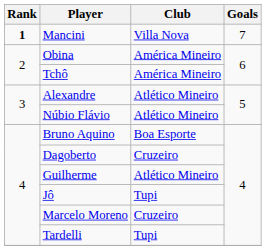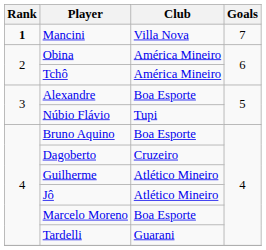(176, 94) Atlético Mineiro -> (165, 94) Boa Esporte
(176, 114) Atlético Mineiro -> (145, 114) Tupi
(145, 194) Tupi -> (176, 194) Atlético Mineiro
(156, 214) Cruzeiro -> (165, 214) Boa Esporte
(145, 235) Tupi -> (154, 235) Guarani
